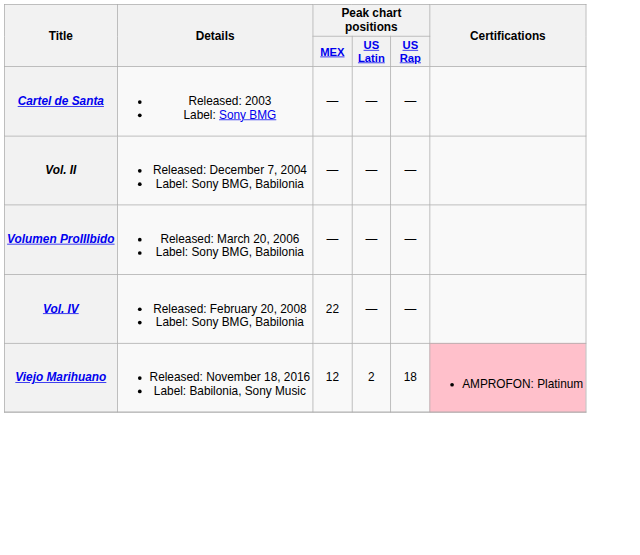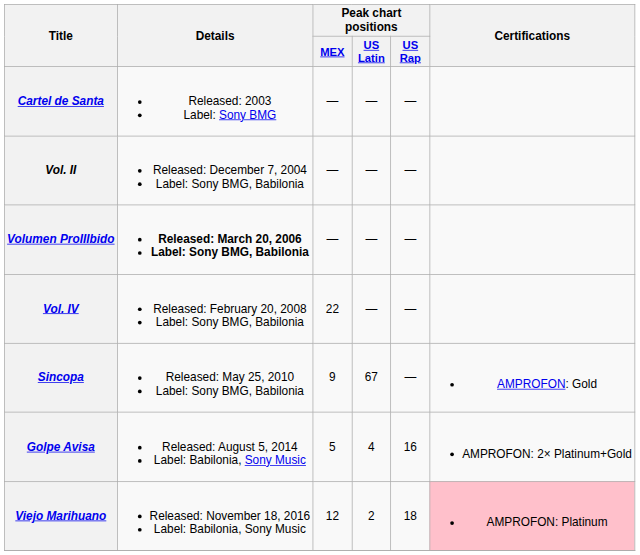(215, 246) normal -> (215, 246) bold
+ row: (61, 377)
+ row: (61, 447)
